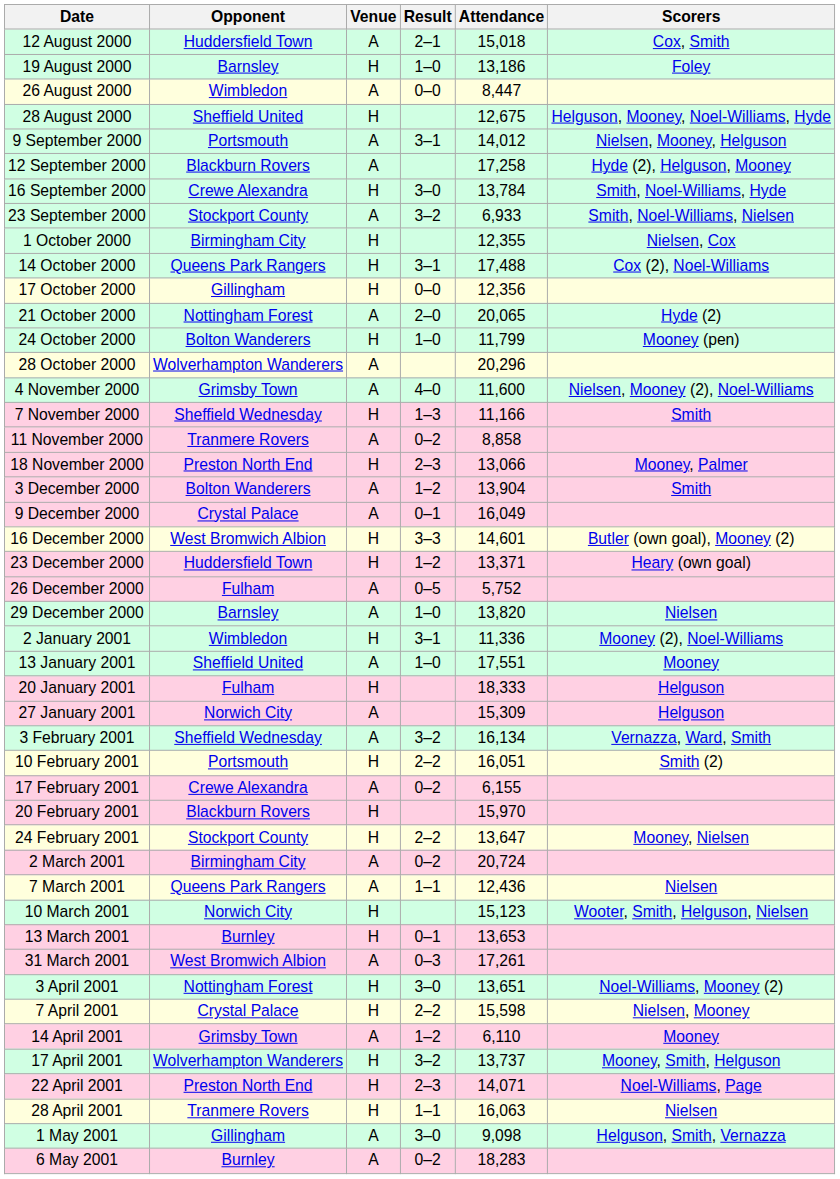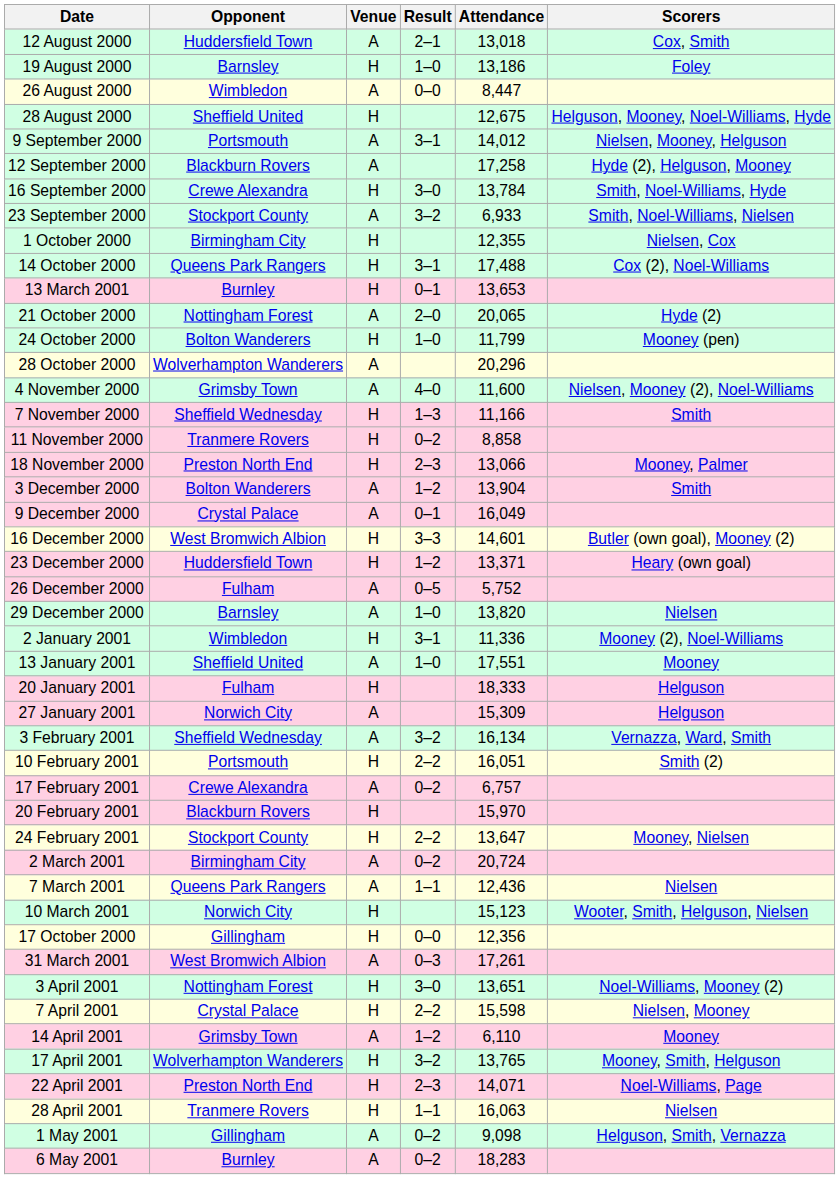(502, 41) 15,018 -> (502, 41) 13,018
rows swapped: (77, 290) <-> (77, 937)
(373, 439) A -> (373, 439) H
(502, 787) 6,155 -> (502, 787) 6,757
(502, 1061) 13,737 -> (502, 1061) 13,765
(428, 1135) 3–0 -> (428, 1135) 0–2
